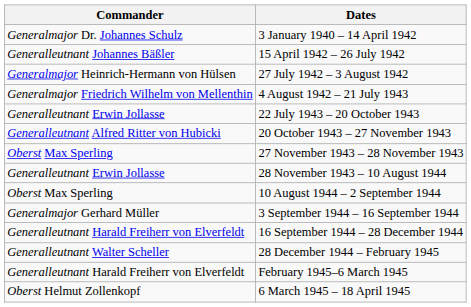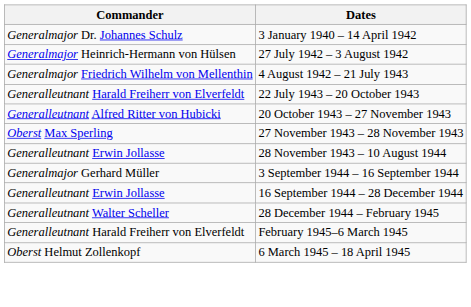- row: (332, 54)
(86, 113) Generalleutnant Erwin Jollasse -> (126, 94) Generalleutnant Harald Freiherr von Elverfeldt
- row: (350, 193)
(126, 232) Generalleutnant Harald Freiherr von Elverfeldt -> (86, 193) Generalleutnant Erwin Jollasse
